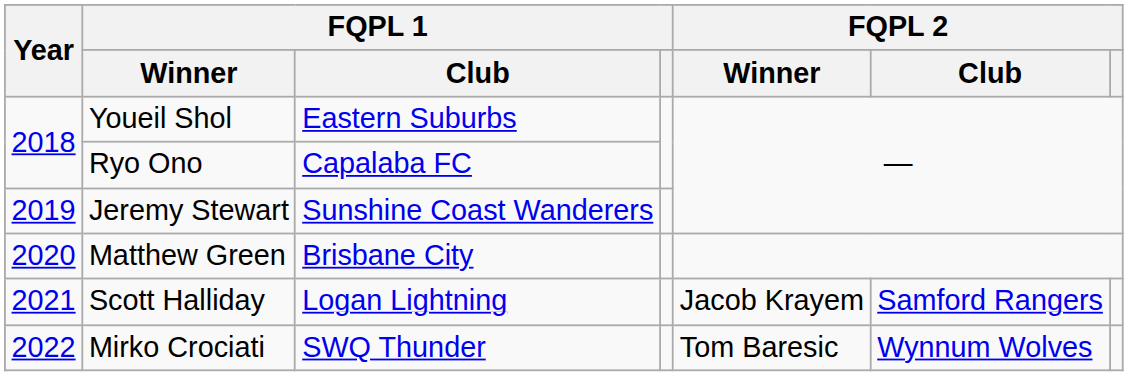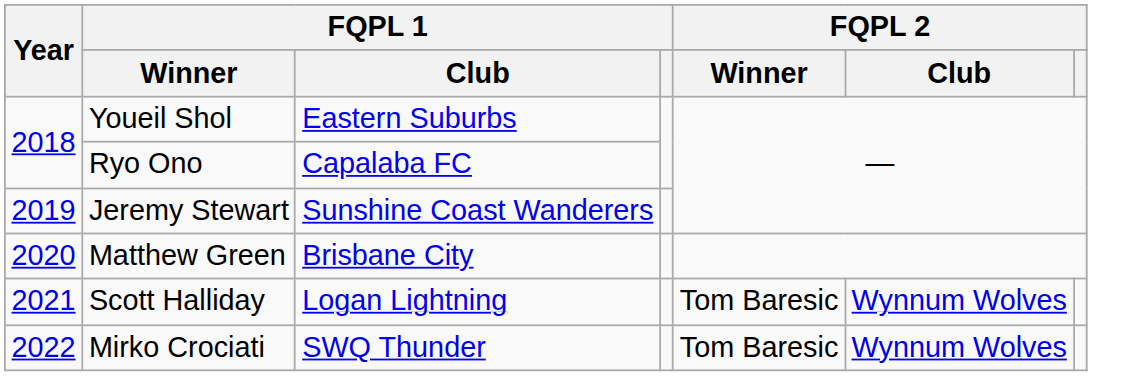(772, 301) Jacob Krayem -> (759, 301) Tom Baresic
(990, 301) Samford Rangers -> (959, 301) Wynnum Wolves
